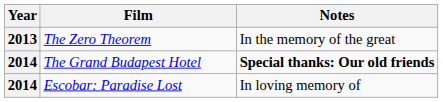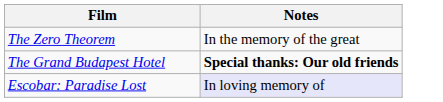- column: (22, 16)
(300, 85) no background -> (264, 85) lavender background
